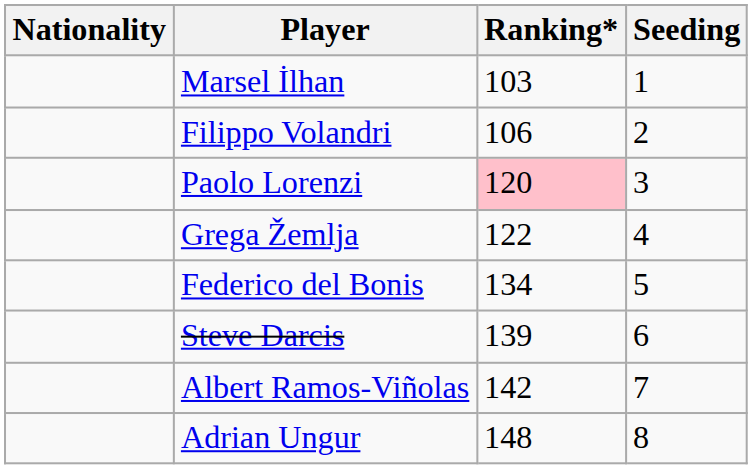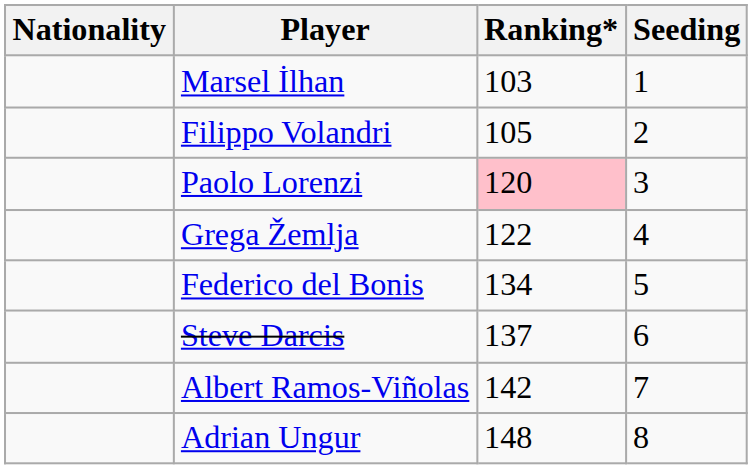(508, 132) 106 -> (508, 132) 105
(508, 336) 139 -> (508, 336) 137
